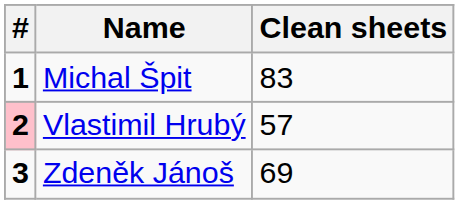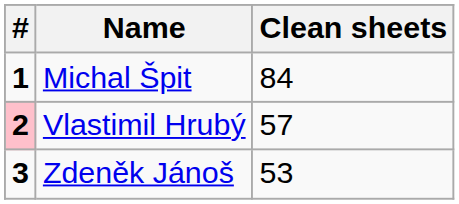(277, 76) 83 -> (277, 76) 84
(277, 173) 69 -> (277, 173) 53
